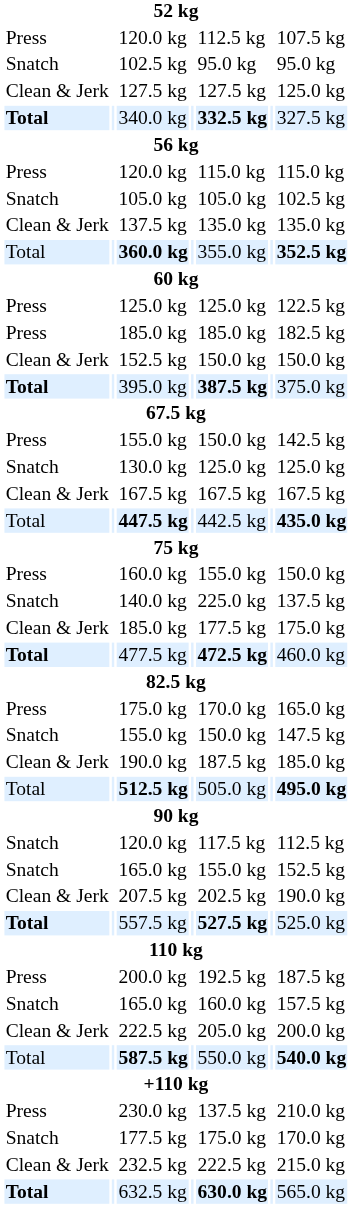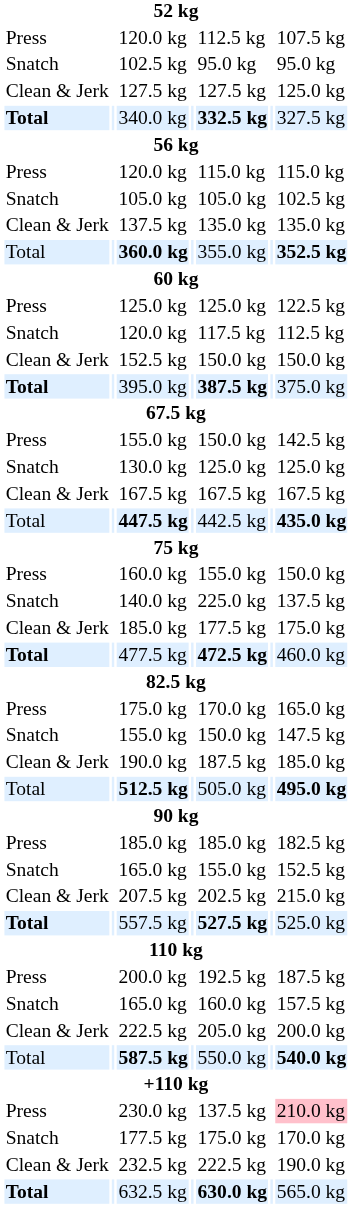rows swapped: (32, 842) <-> (26, 332)
(311, 896) 190.0 kg -> (311, 896) 215.0 kg
(311, 1110) no background -> (311, 1110) pink background
(311, 1164) 215.0 kg -> (311, 1164) 190.0 kg
